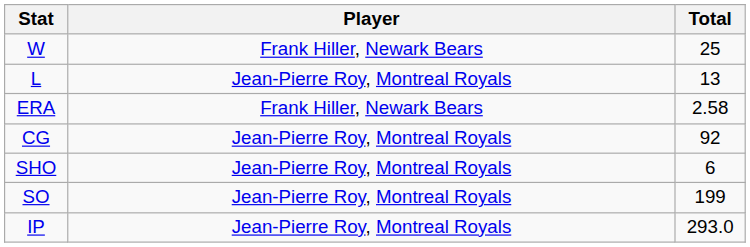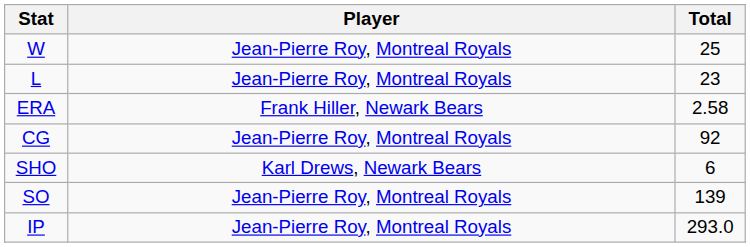(371, 49) Frank Hiller, Newark Bears -> (371, 49) Jean-Pierre Roy, Montreal Royals
(710, 78) 13 -> (710, 78) 23
(371, 167) Jean-Pierre Roy, Montreal Royals -> (371, 167) Karl Drews, Newark Bears
(710, 197) 199 -> (710, 197) 139
